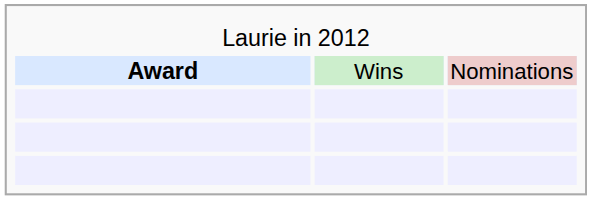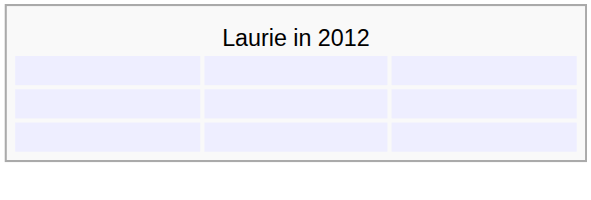- row: (163, 71)
